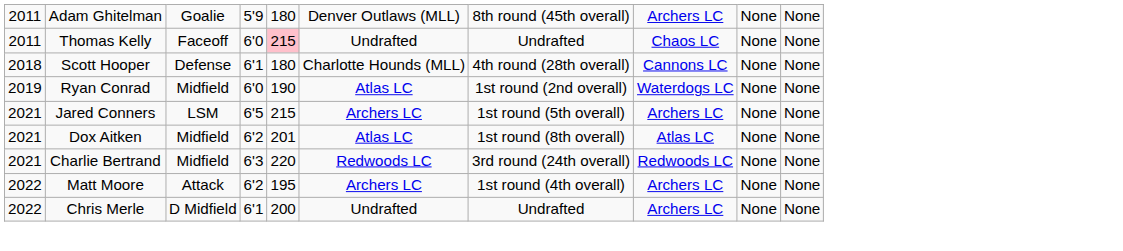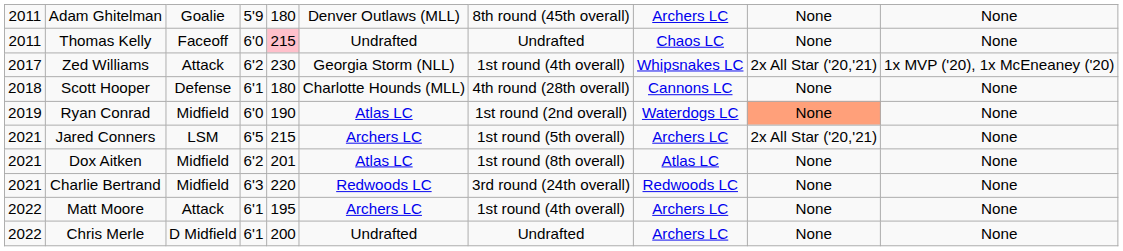+ row: (105, 64)
(759, 88) no background -> (814, 112) lightsalmon background
(759, 112) None -> (814, 137) 2x All Star ('20,'21)
(254, 185) 6'2 -> (254, 209) 6'1
